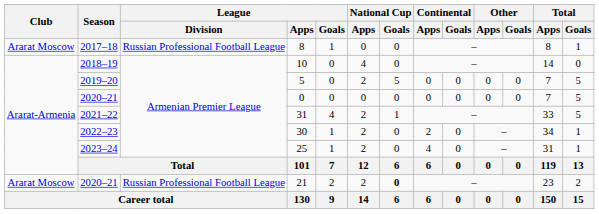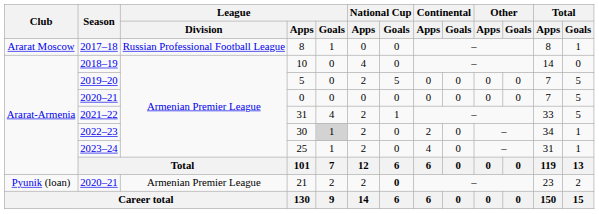(332, 132) no background -> (332, 132) lightgrey background
(41, 183) Ararat Moscow -> (41, 183) Pyunik (loan)
(204, 183) Russian Professional Football League -> (204, 183) Armenian Premier League
